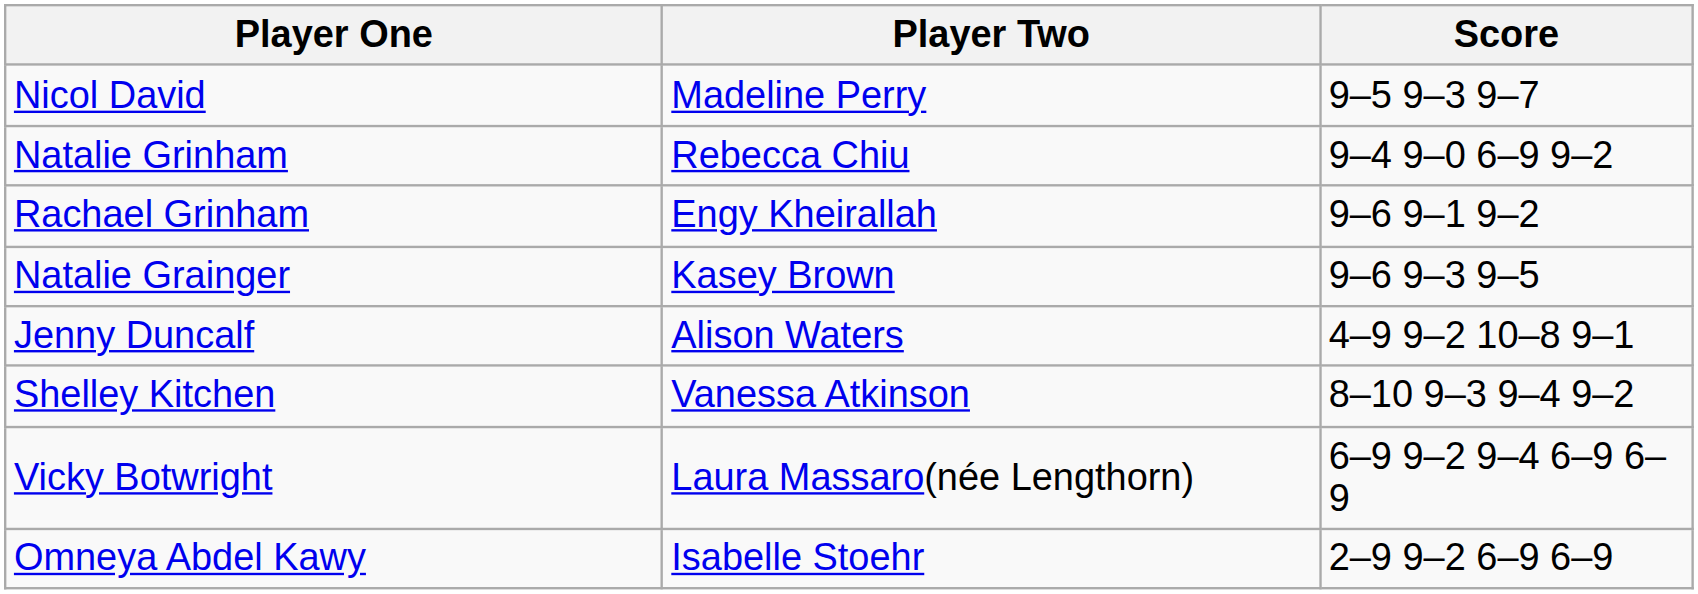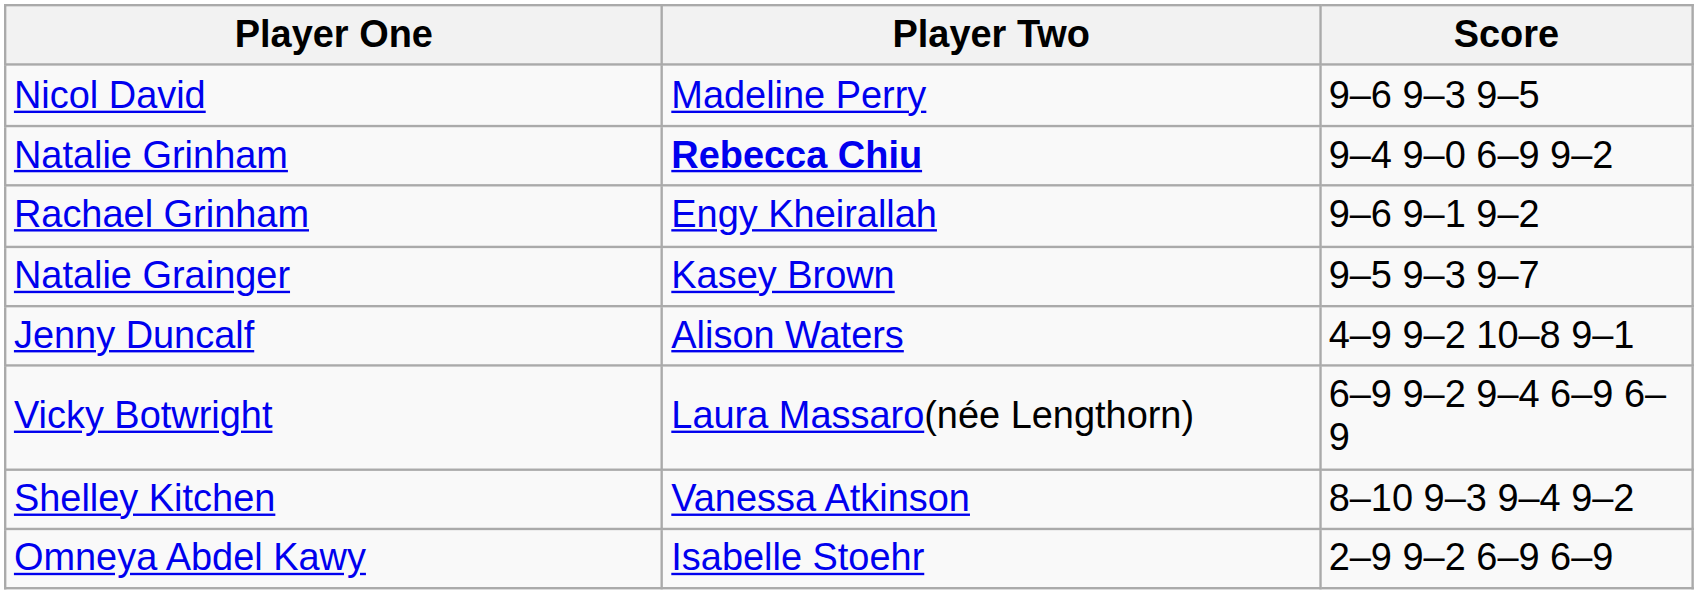(1434, 94) 9–5 9–3 9–7 -> (1434, 94) 9–6 9–3 9–5
(790, 154) normal -> (797, 154) bold
(1434, 275) 9–6 9–3 9–5 -> (1434, 275) 9–5 9–3 9–7
rows swapped: (145, 395) <-> (143, 476)
